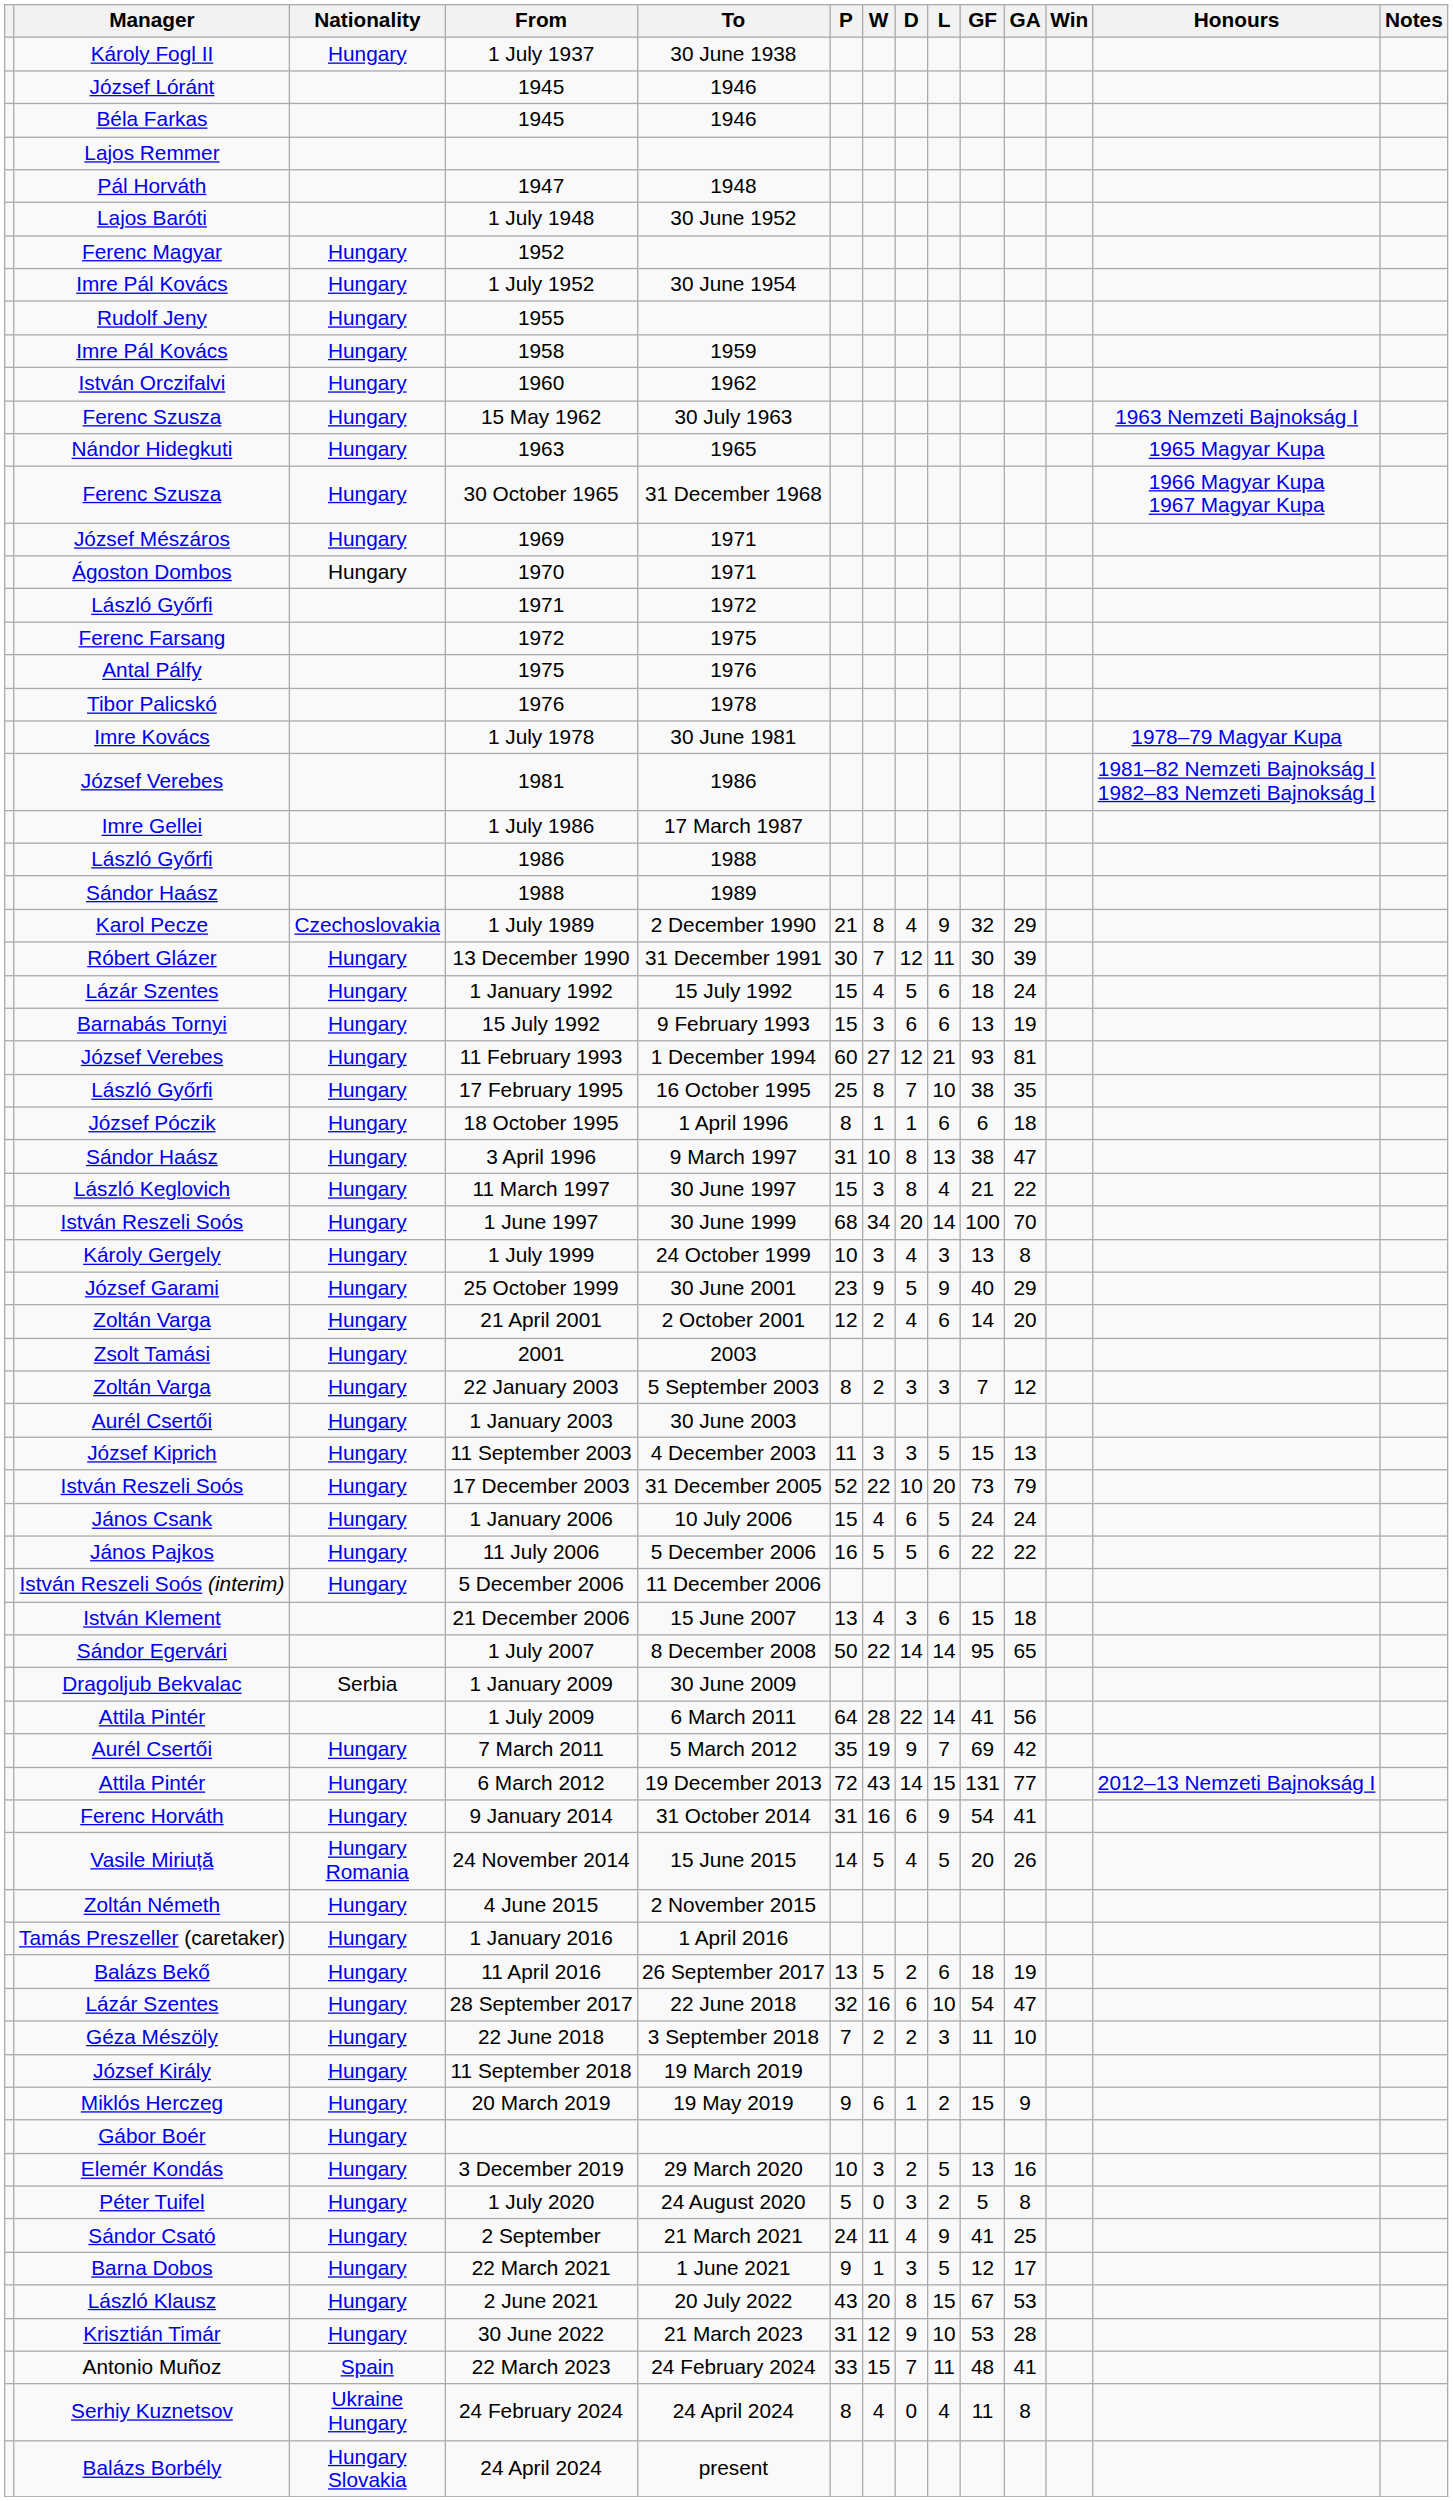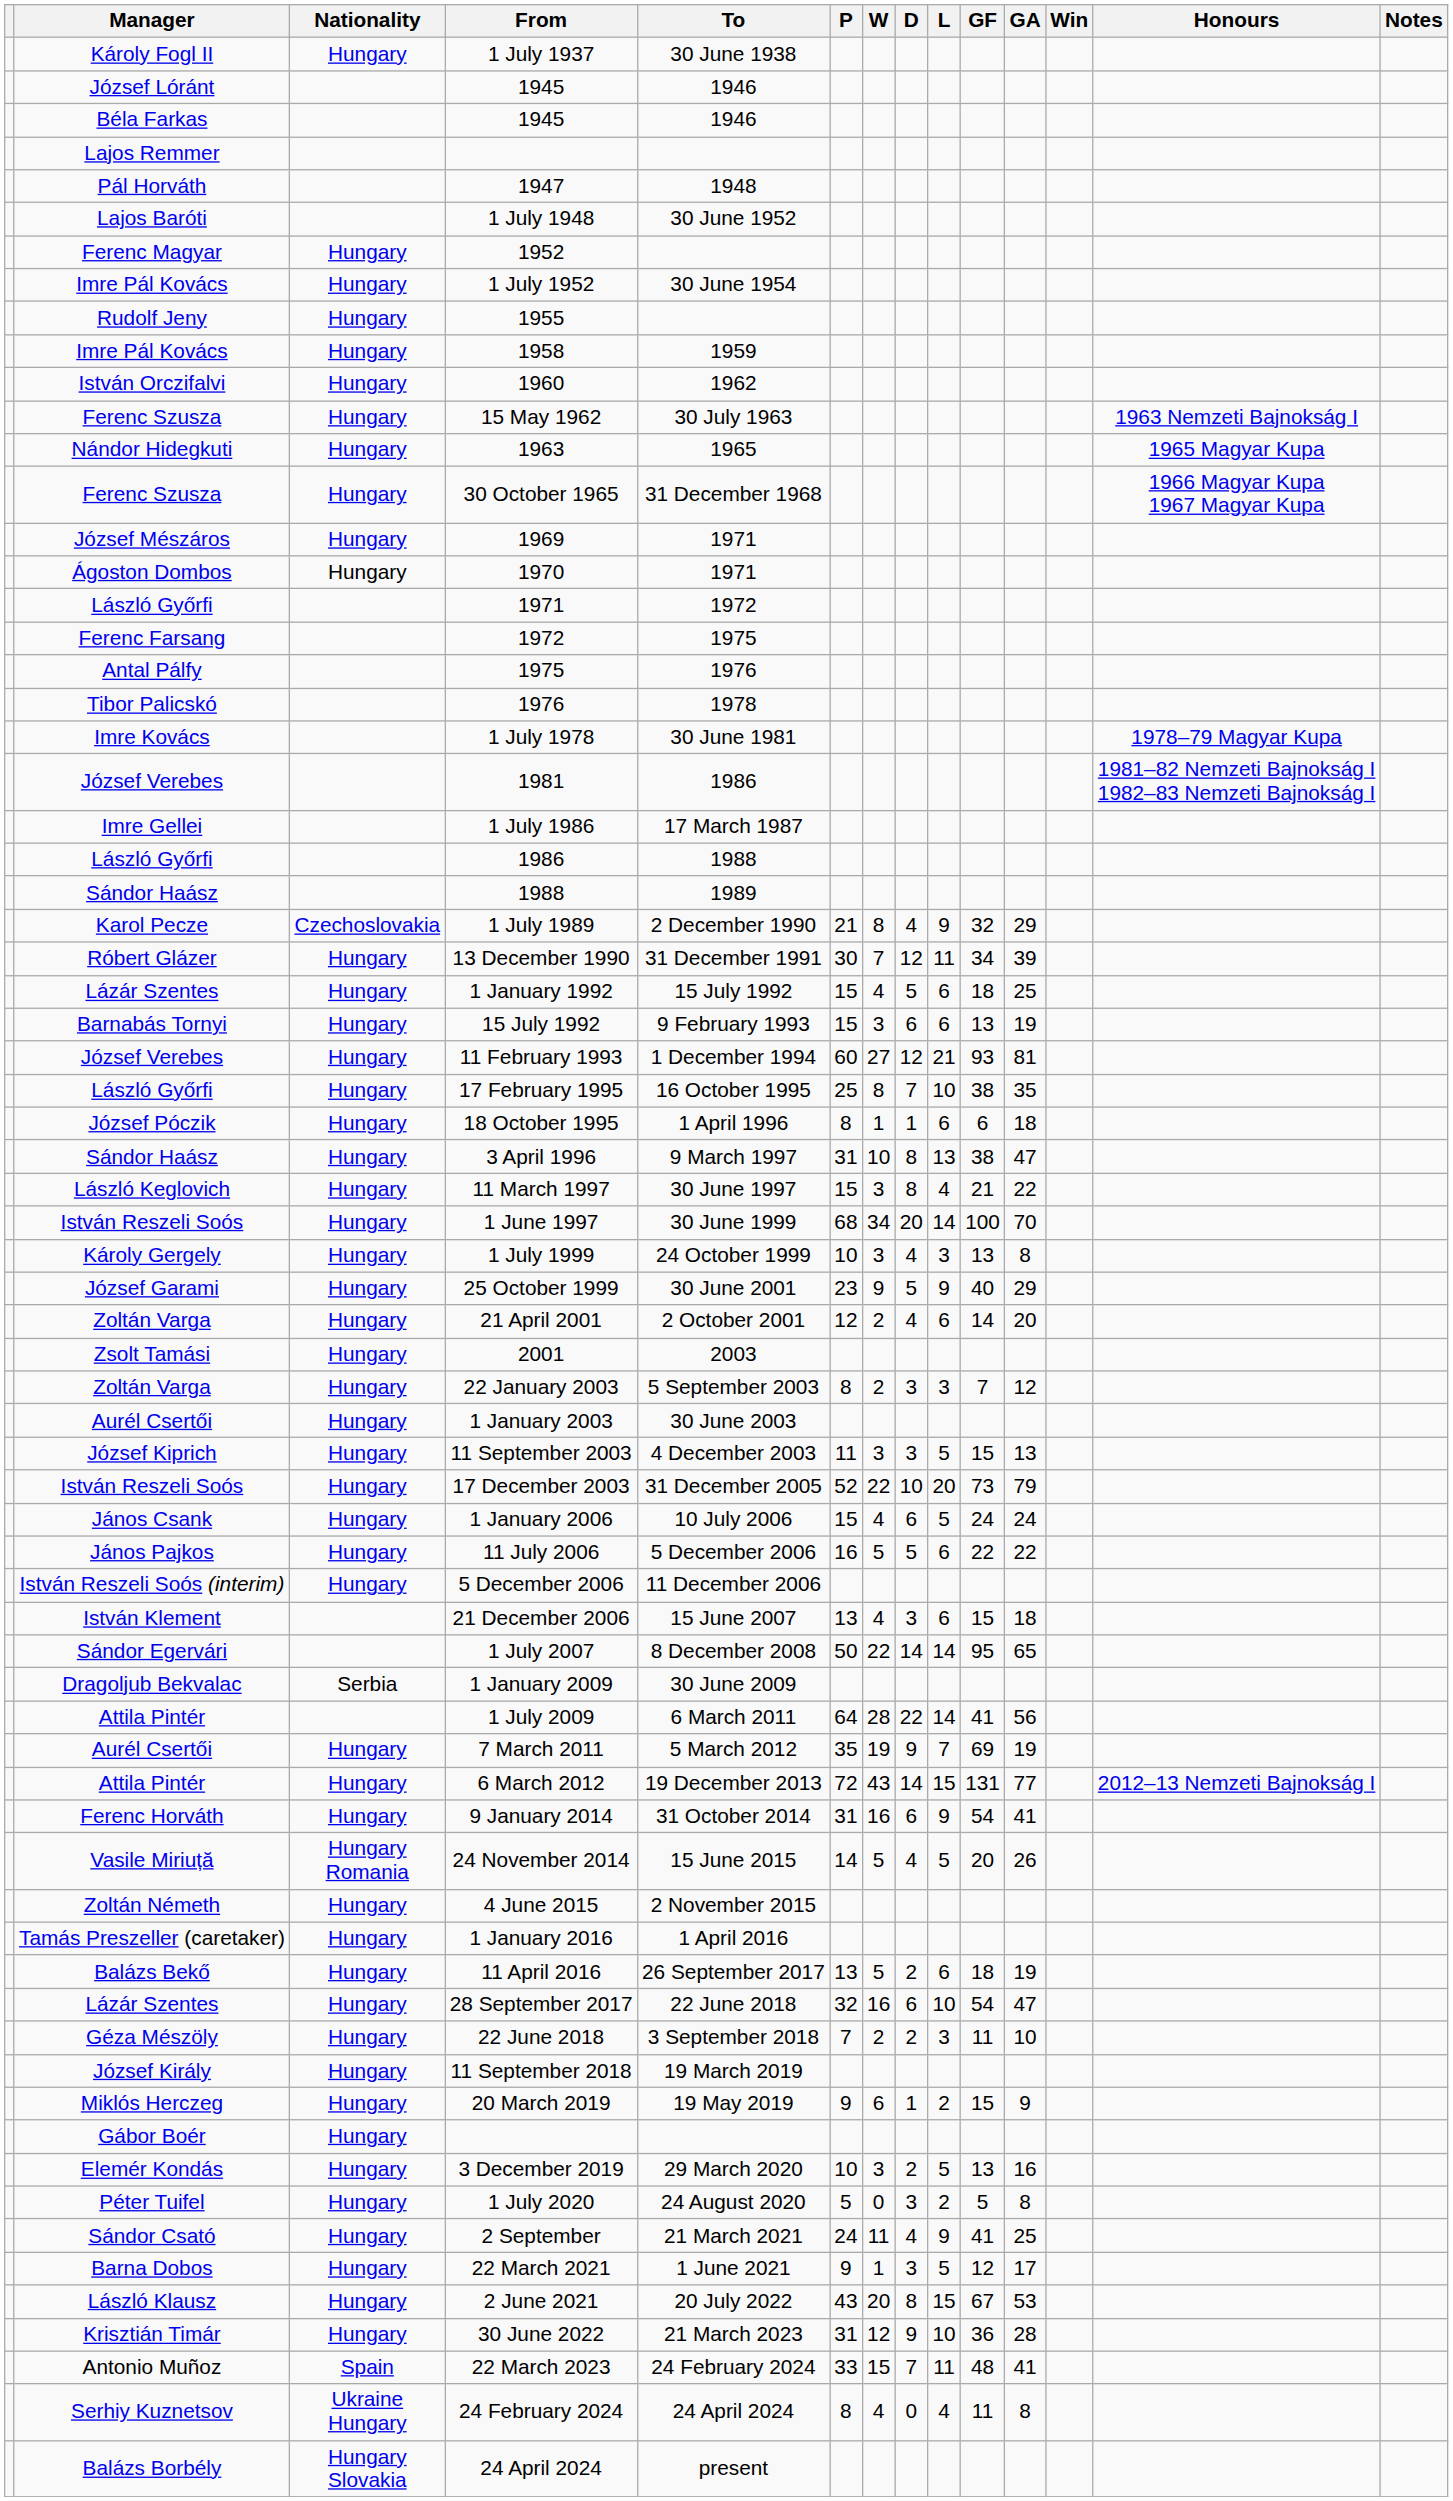(983, 958) 30 -> (983, 958) 34
(1025, 991) 24 -> (1025, 991) 25
(1025, 1750) 42 -> (1025, 1750) 19
(983, 2334) 53 -> (983, 2334) 36
